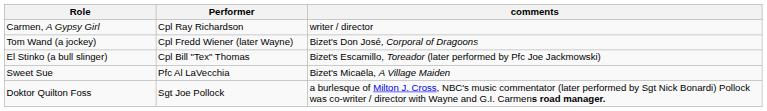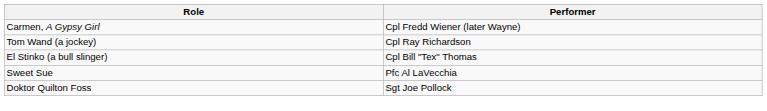- column: (535, 12)
(201, 27) Cpl Ray Richardson -> (453, 27) Cpl Fredd Wiener (later Wayne)
(226, 42) Cpl Fredd Wiener (later Wayne) -> (428, 42) Cpl Ray Richardson
